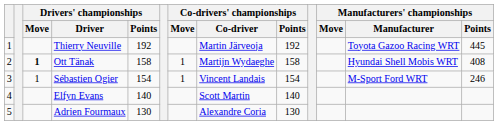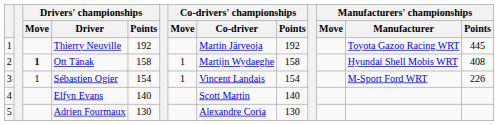(478, 78) 246 -> (478, 78) 226
